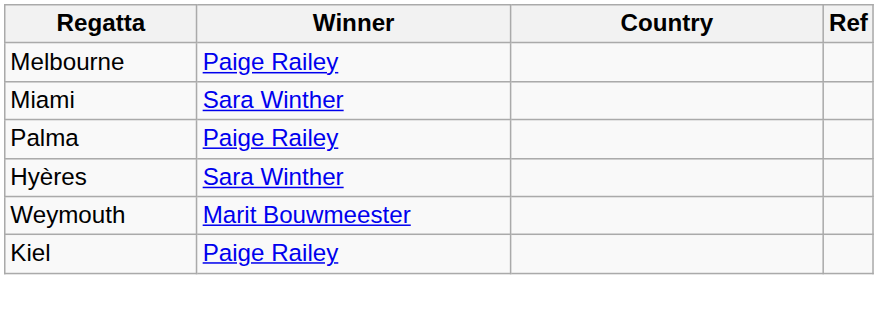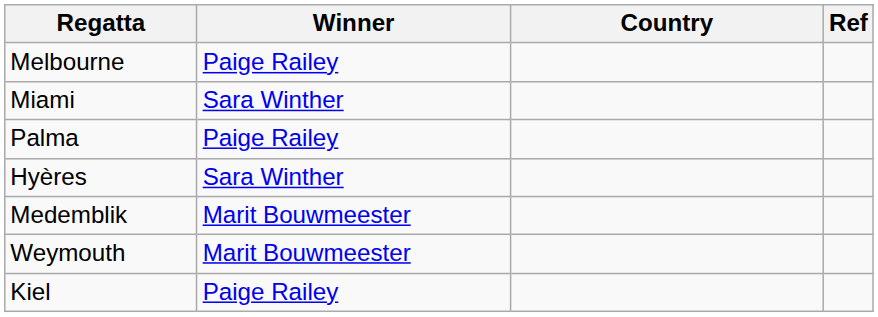+ row: (69, 215)
